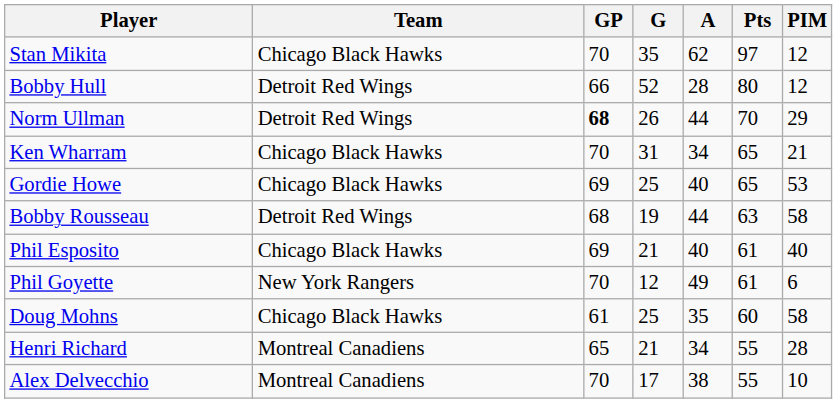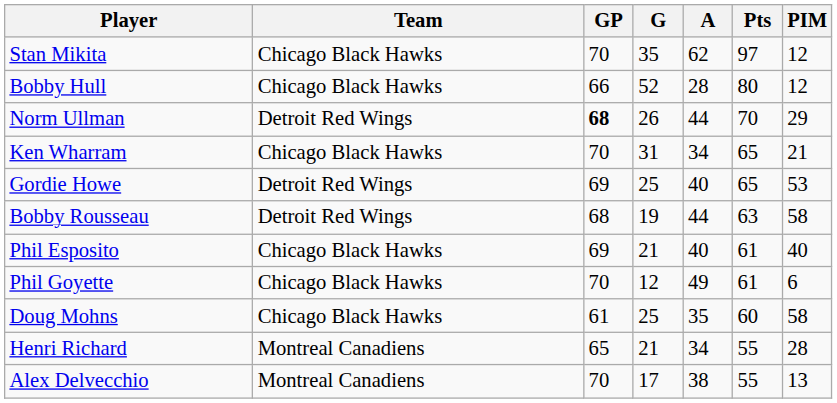(335, 86) Detroit Red Wings -> (350, 86) Chicago Black Hawks
(350, 184) Chicago Black Hawks -> (335, 184) Detroit Red Wings
(336, 282) New York Rangers -> (350, 282) Chicago Black Hawks
(797, 380) 10 -> (797, 380) 13
